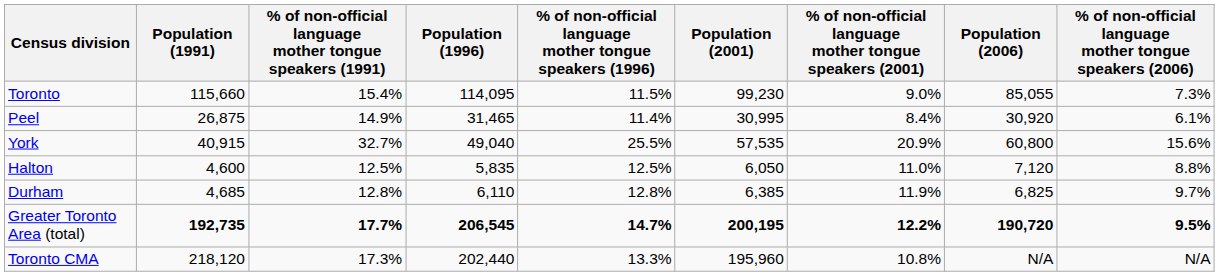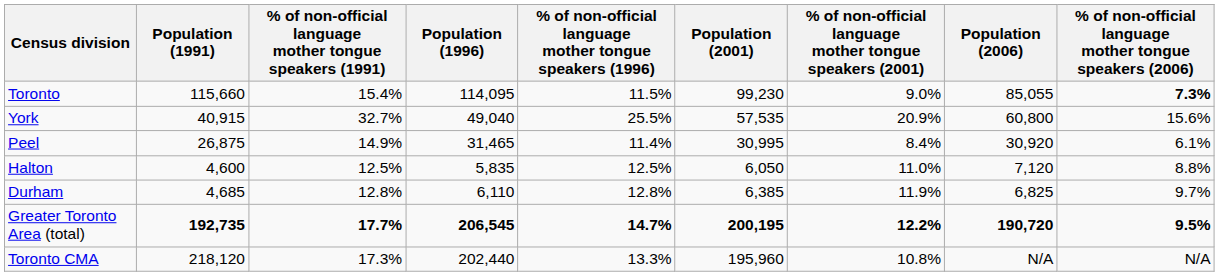(1193, 93) normal -> (1193, 93) bold
rows swapped: (23, 143) <-> (24, 118)
